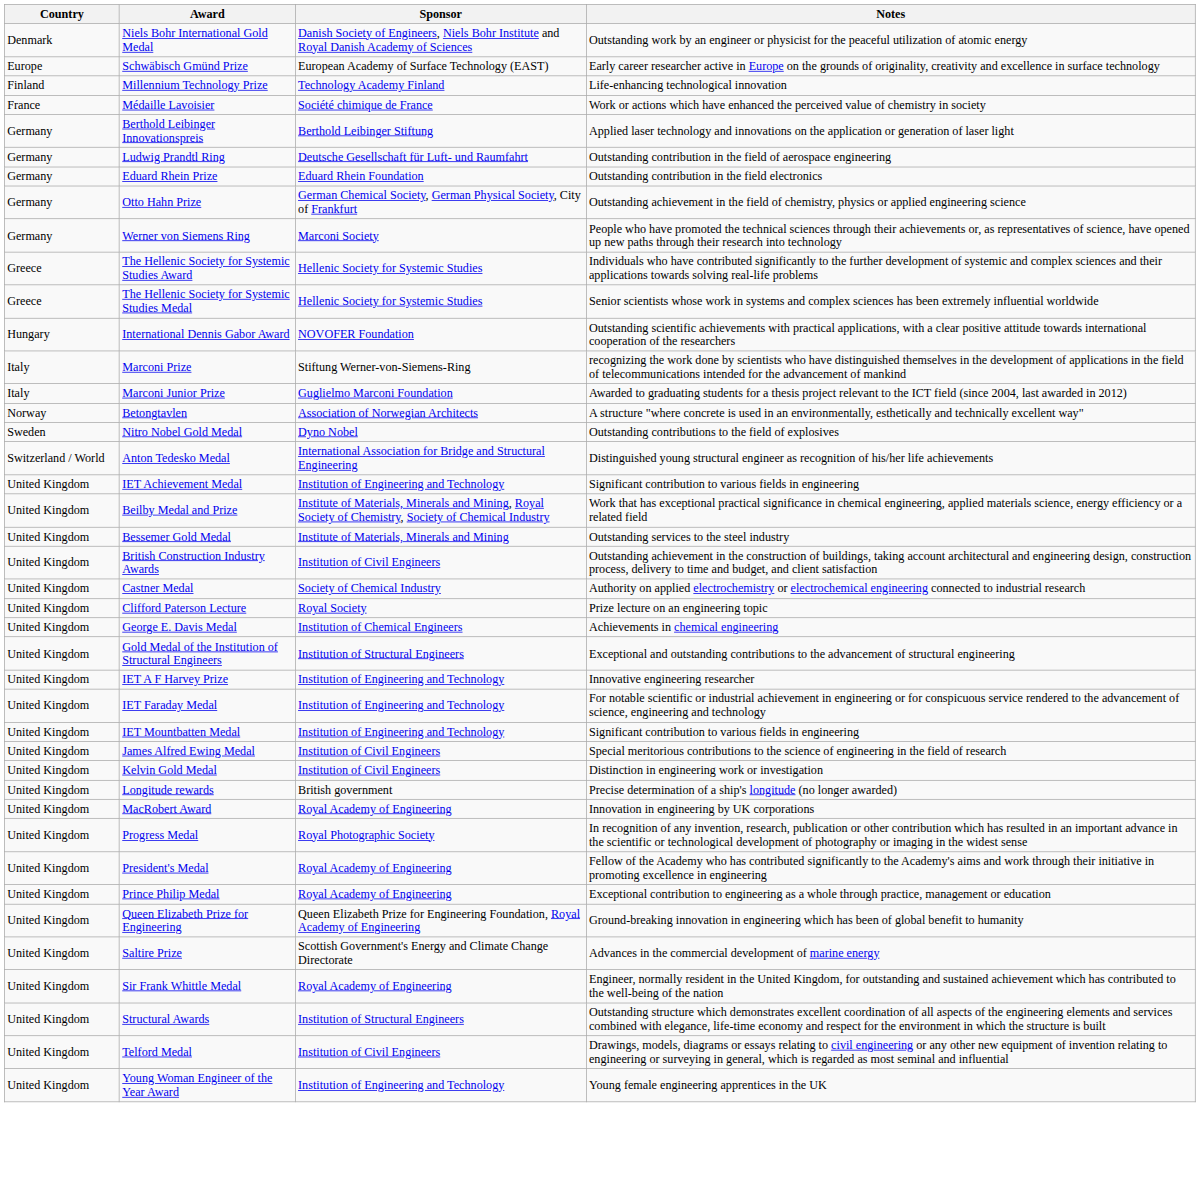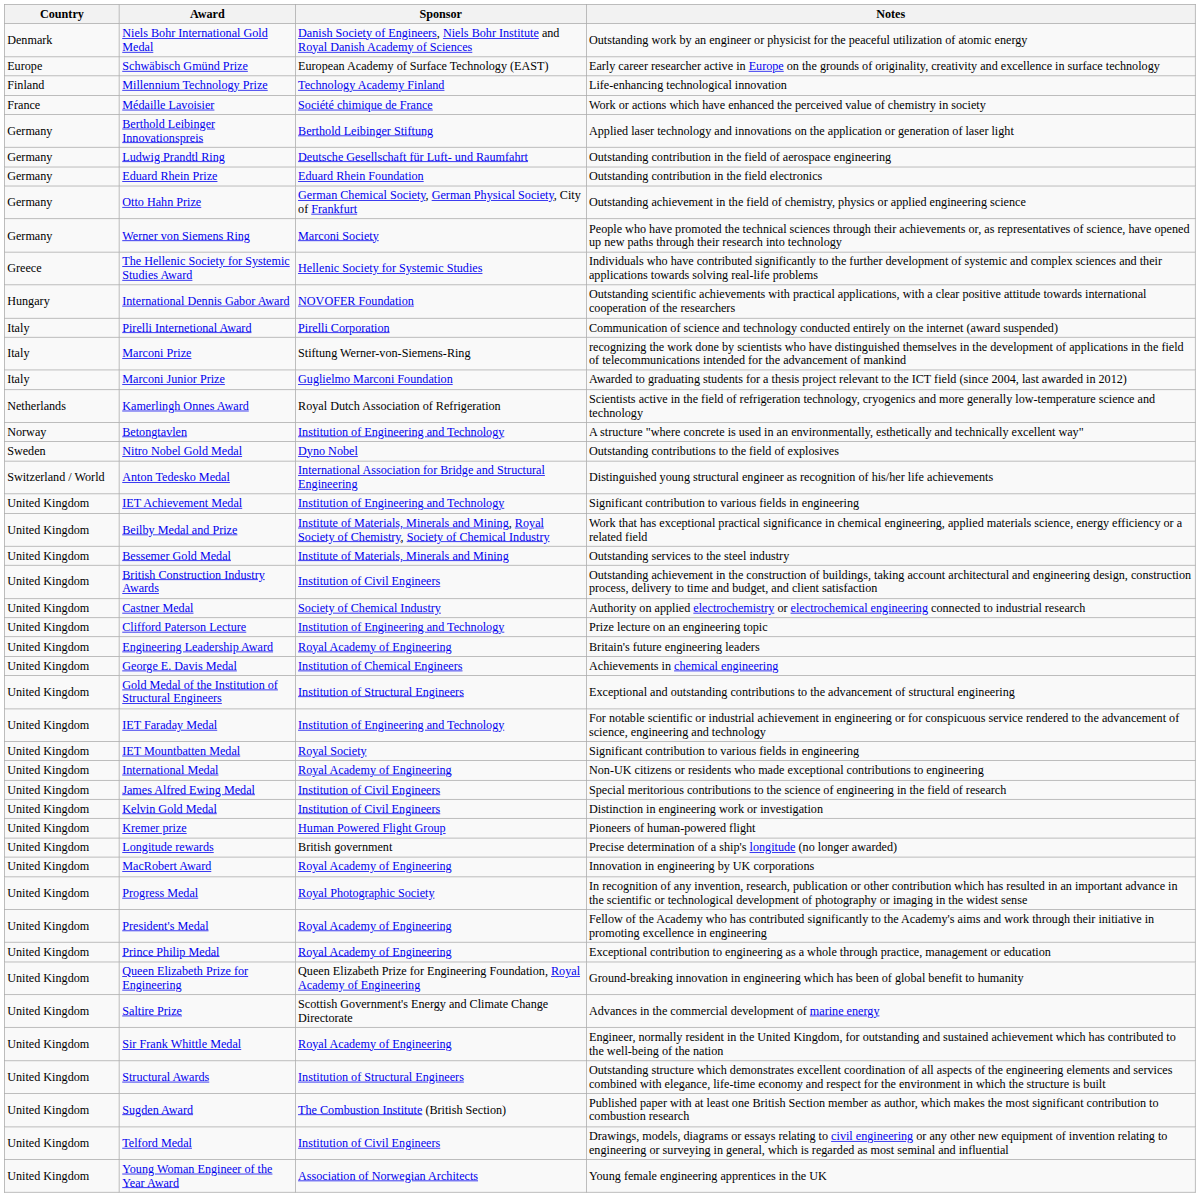- row: (206, 301)
+ row: (187, 327)
+ row: (185, 406)
(388, 412) Association of Norwegian Architects -> (401, 432) Institution of Engineering and Technology
(332, 608) Royal Society -> (401, 627) Institution of Engineering and Technology
+ row: (198, 646)
- row: (175, 679)
(401, 731) Institution of Engineering and Technology -> (332, 751) Royal Society
+ row: (170, 770)
+ row: (154, 828)
+ row: (158, 1110)
(401, 1085) Institution of Engineering and Technology -> (388, 1176) Association of Norwegian Architects
